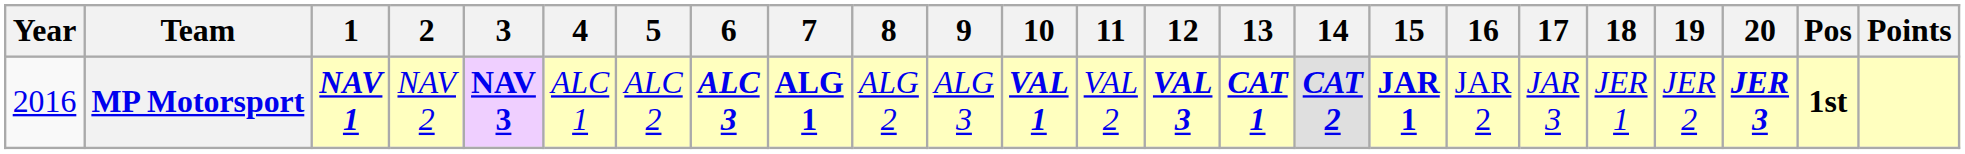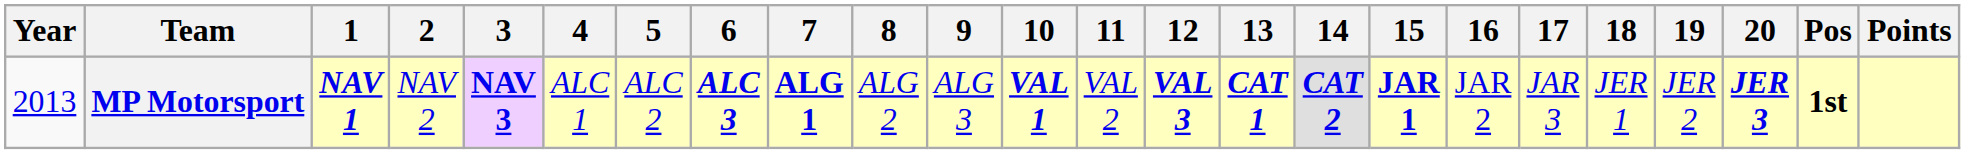(45, 101) 2016 -> (45, 101) 2013
